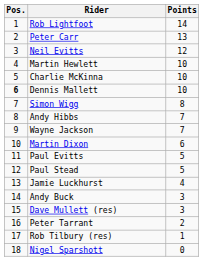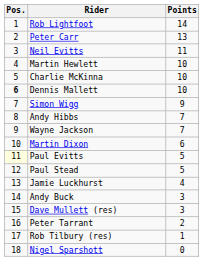(182, 51) 12 -> (182, 51) 11
(182, 104) 8 -> (182, 104) 9
(16, 157) no background -> (16, 157) lightyellow background
